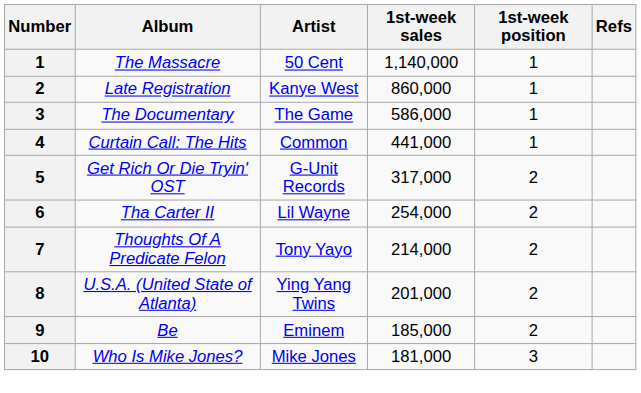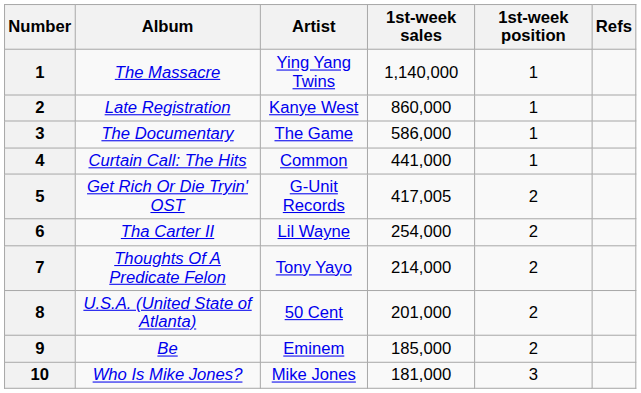(314, 62) 50 Cent -> (314, 72) Ying Yang Twins
(421, 177) 317,000 -> (421, 196) 417,005
(314, 294) Ying Yang Twins -> (314, 313) 50 Cent
